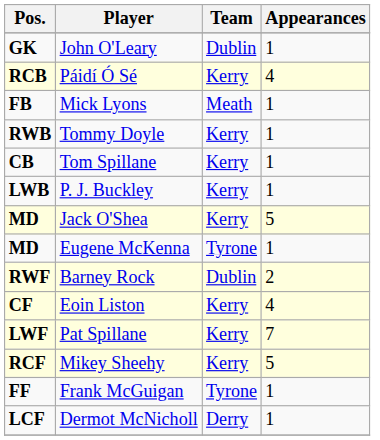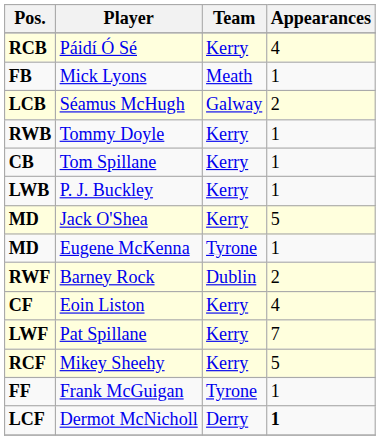- row: (108, 47)
+ row: (122, 104)
(270, 420) normal -> (275, 420) bold
